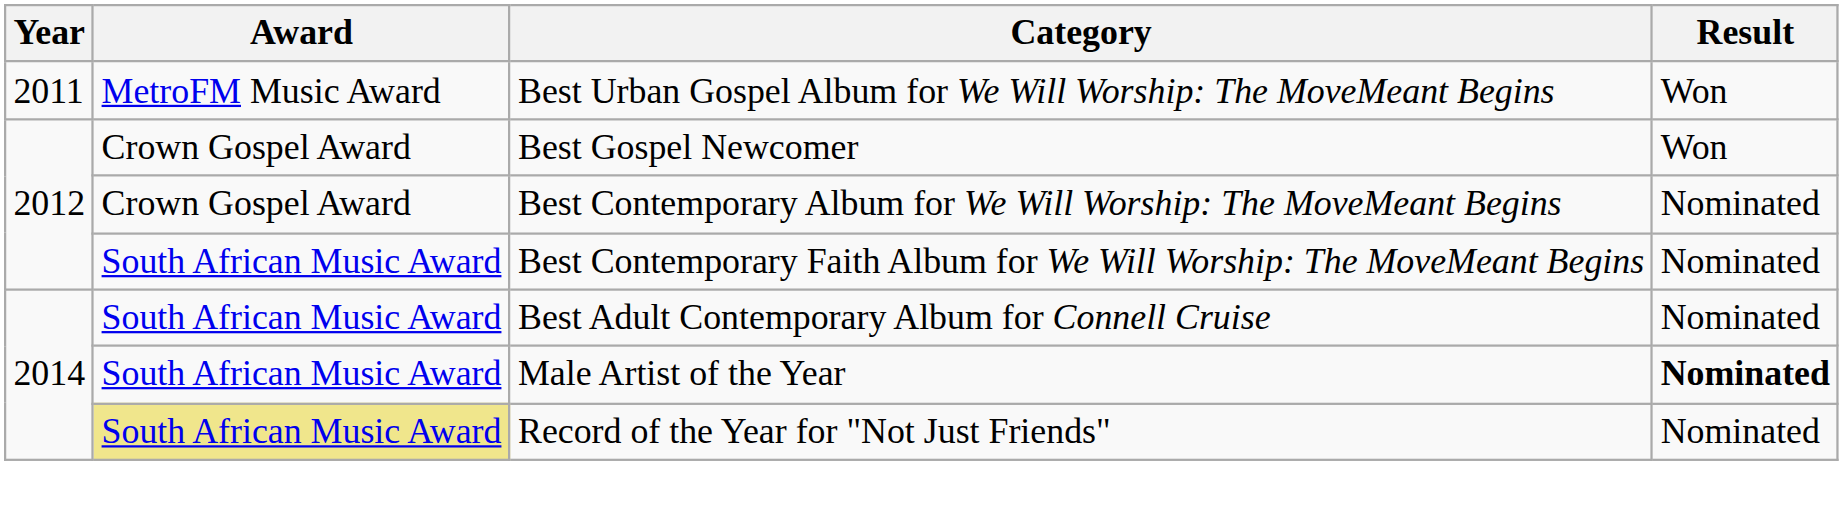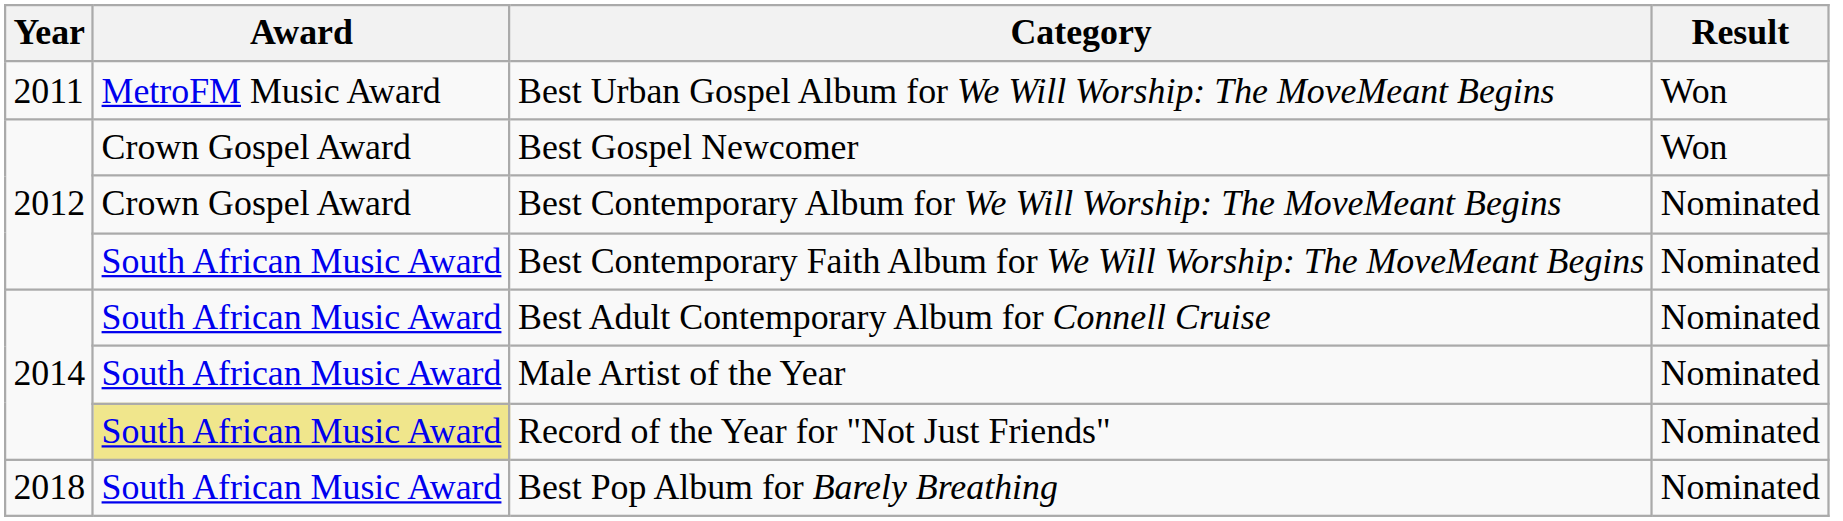(1745, 373) bold -> (1740, 373) normal
+ row: (788, 487)
